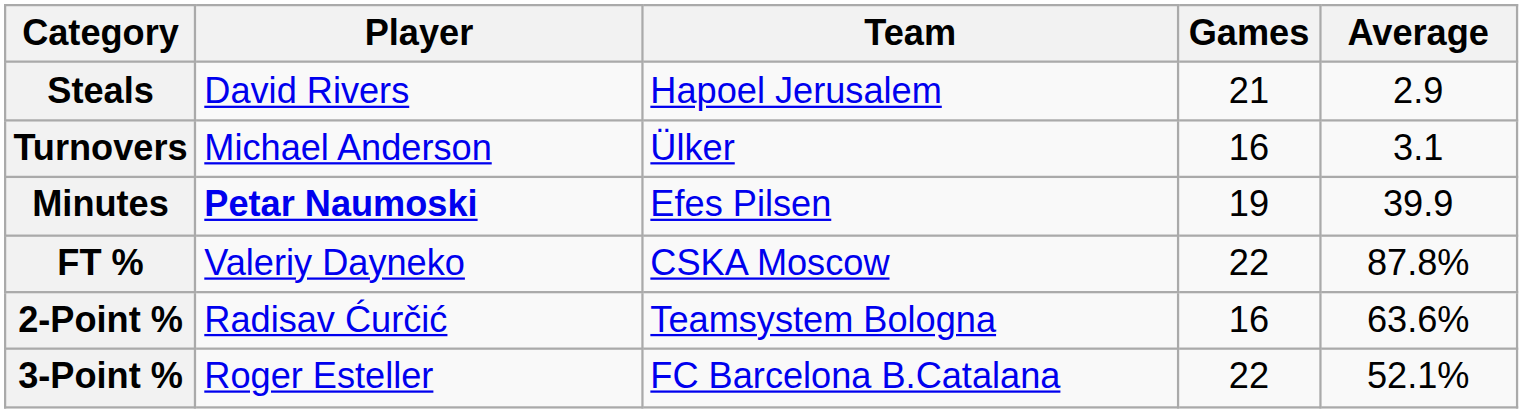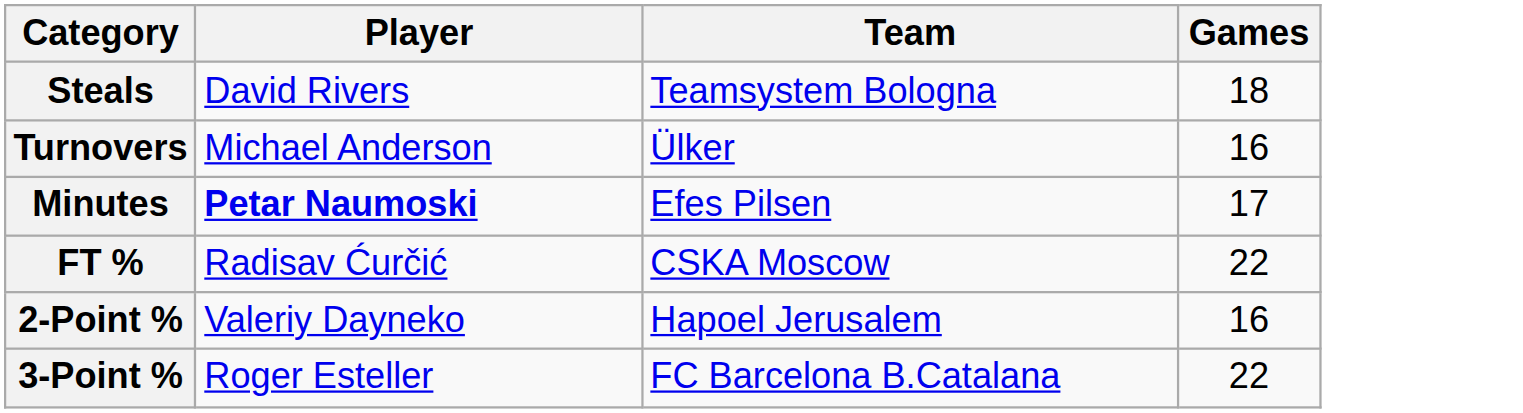- column: (1418, 33)
(796, 90) Hapoel Jerusalem -> (823, 90) Teamsystem Bologna
(1249, 90) 21 -> (1249, 90) 18
(1249, 205) 19 -> (1249, 205) 17
(335, 262) Valeriy Dayneko -> (326, 262) Radisav Ćurčić
(326, 319) Radisav Ćurčić -> (335, 319) Valeriy Dayneko
(823, 319) Teamsystem Bologna -> (796, 319) Hapoel Jerusalem
